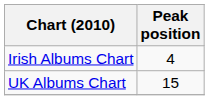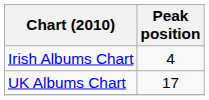(170, 82) 15 -> (170, 82) 17
